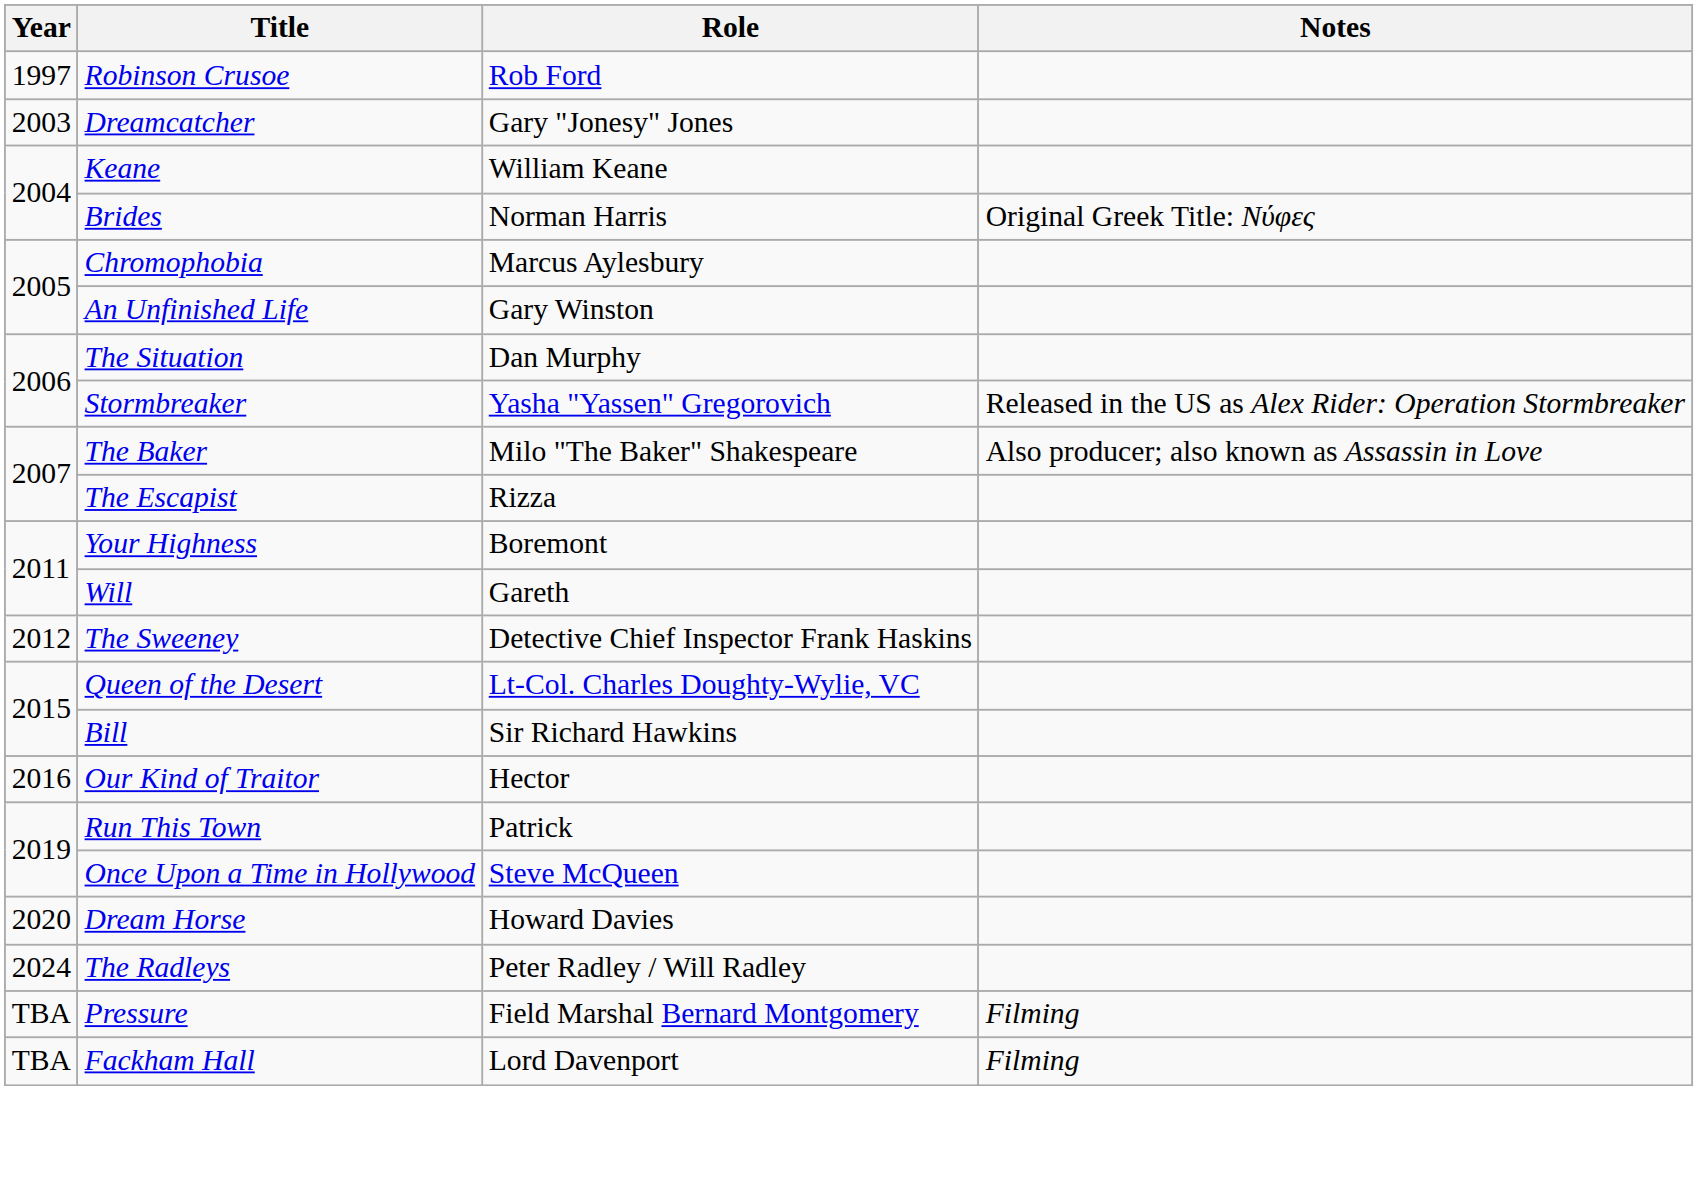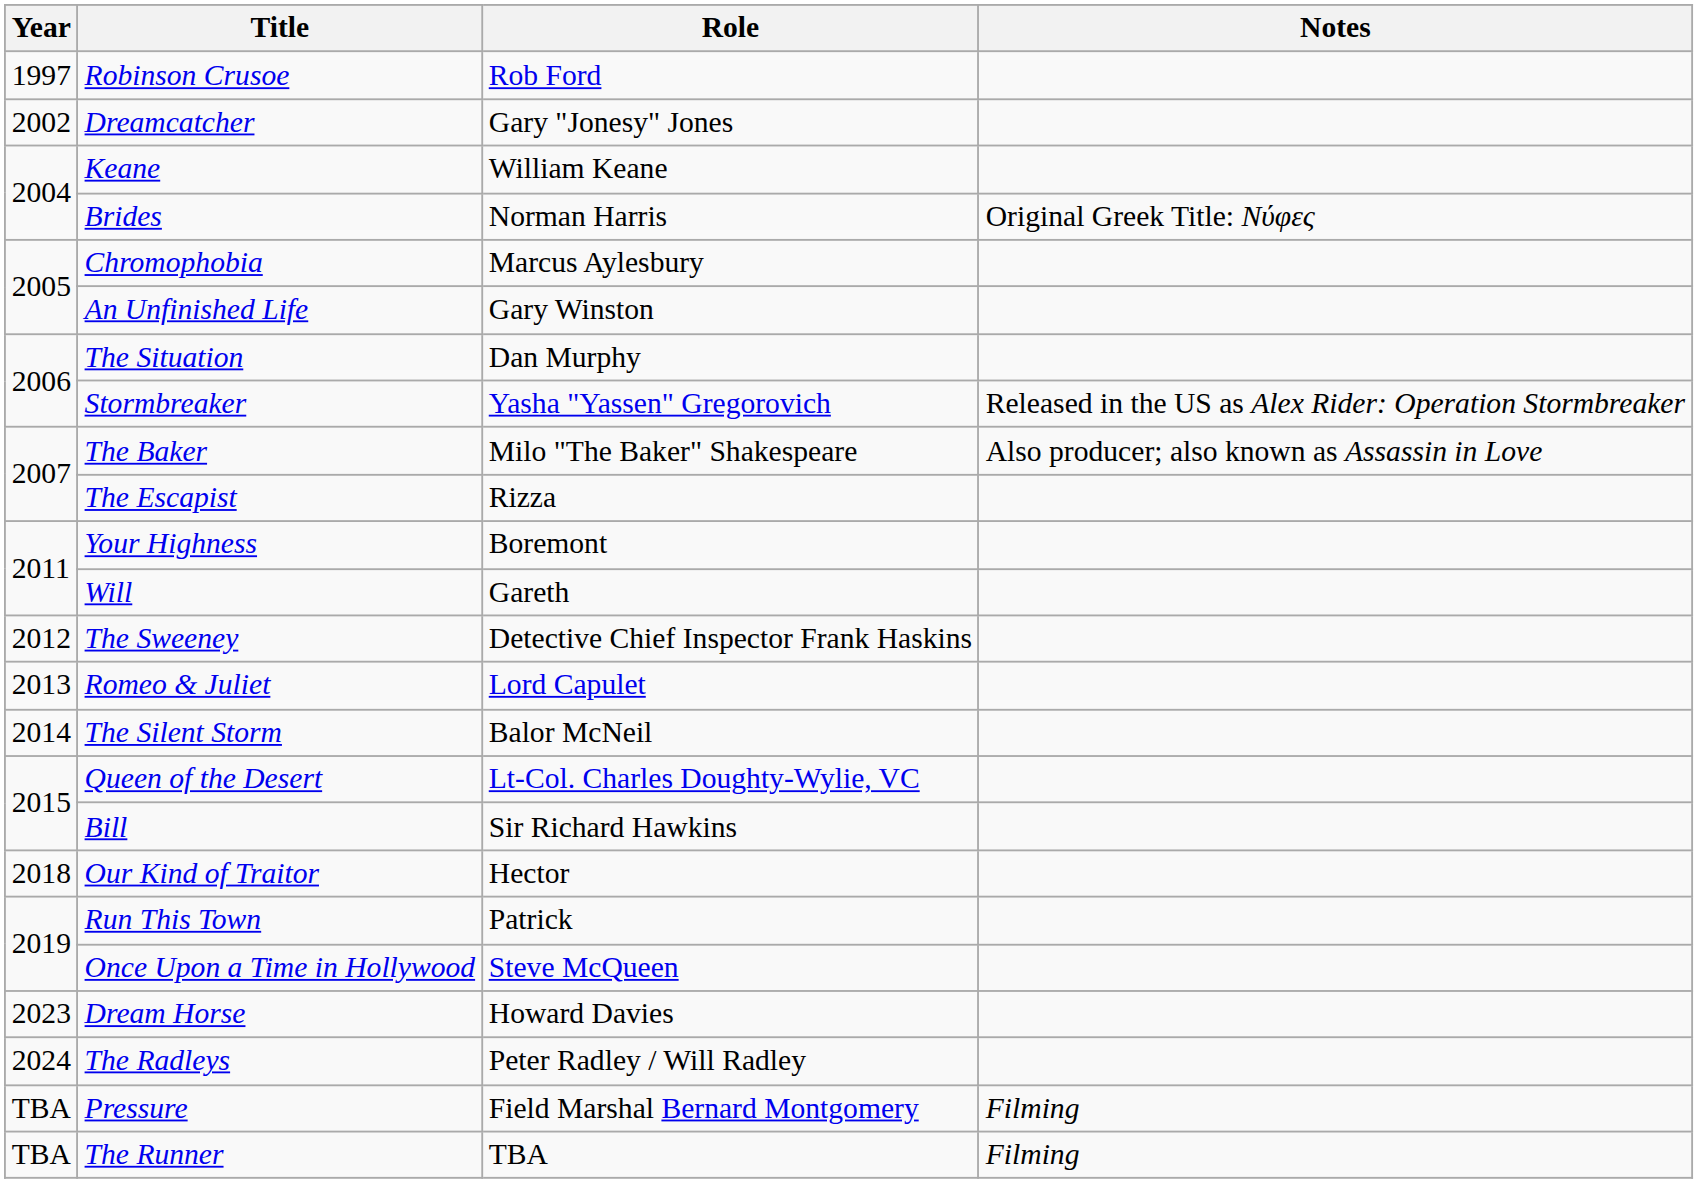(41, 121) 2003 -> (41, 121) 2002
+ row: (177, 685)
+ row: (183, 732)
(41, 779) 2016 -> (41, 872) 2018
(41, 919) 2020 -> (41, 1013) 2023
- row: (170, 1060)
+ row: (154, 1154)
